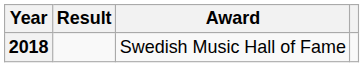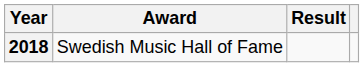columns swapped: (233, 18) <-> (84, 18)
